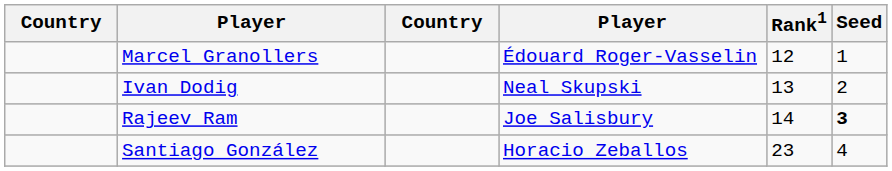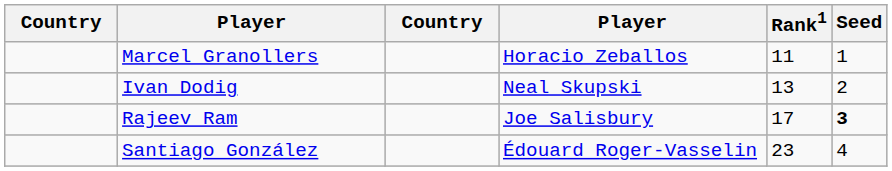(630, 57) Édouard Roger-Vasselin -> (595, 57) Horacio Zeballos
(783, 57) 12 -> (783, 57) 11
(783, 119) 14 -> (783, 119) 17
(595, 151) Horacio Zeballos -> (630, 151) Édouard Roger-Vasselin
